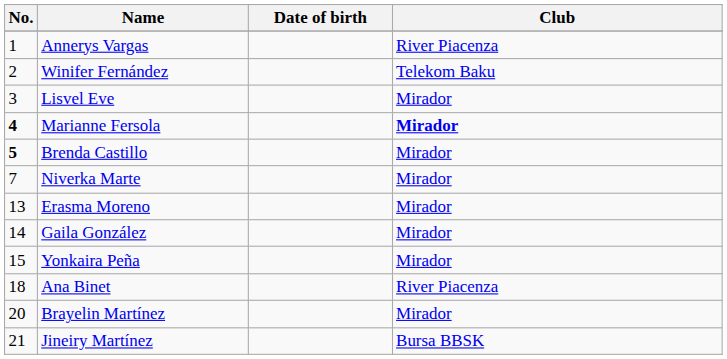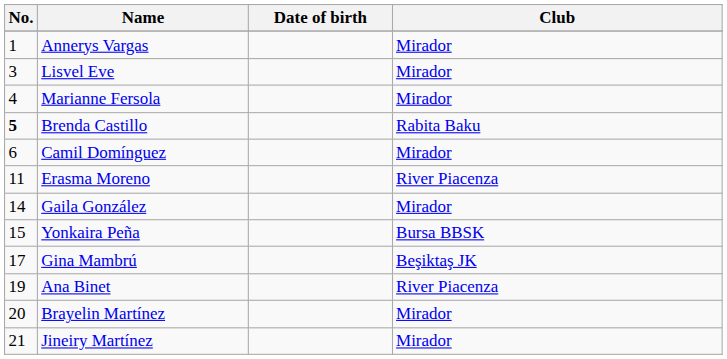(447, 44) River Piacenza -> (424, 44) Mirador
- row: (105, 71)
(13, 125) bold -> (13, 98) normal
(427, 125) bold -> (424, 98) normal
(424, 152) Mirador -> (438, 125) Rabita Baku
+ row: (104, 152)
- row: (91, 179)
(17, 206) 13 -> (17, 179) 11
(424, 206) Mirador -> (447, 179) River Piacenza
(424, 260) Mirador -> (440, 233) Bursa BBSK
+ row: (89, 260)
(17, 286) 18 -> (17, 286) 19
(440, 340) Bursa BBSK -> (424, 340) Mirador
